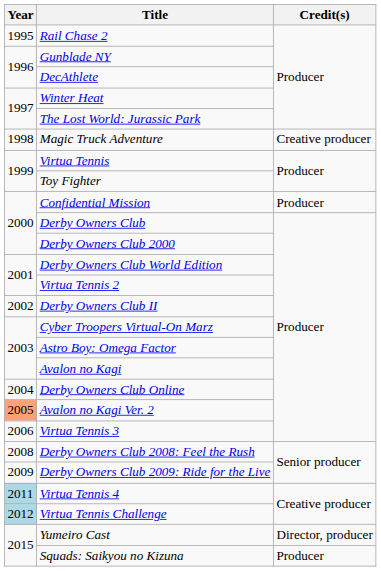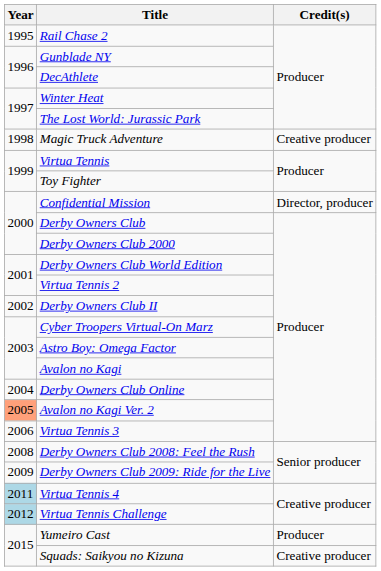(300, 202) Producer -> (325, 202) Director, producer
(325, 535) Director, producer -> (300, 535) Producer
(300, 555) Producer -> (324, 555) Creative producer
